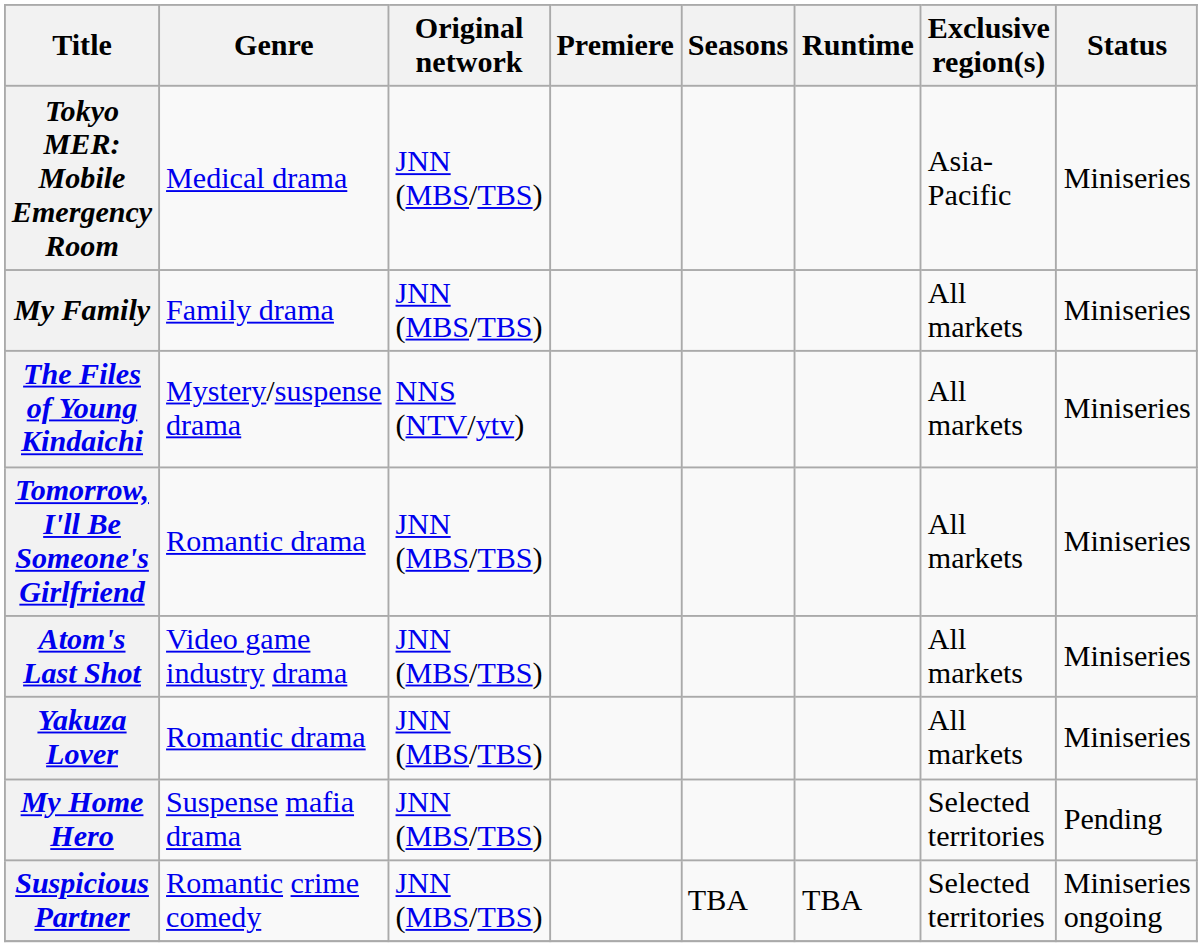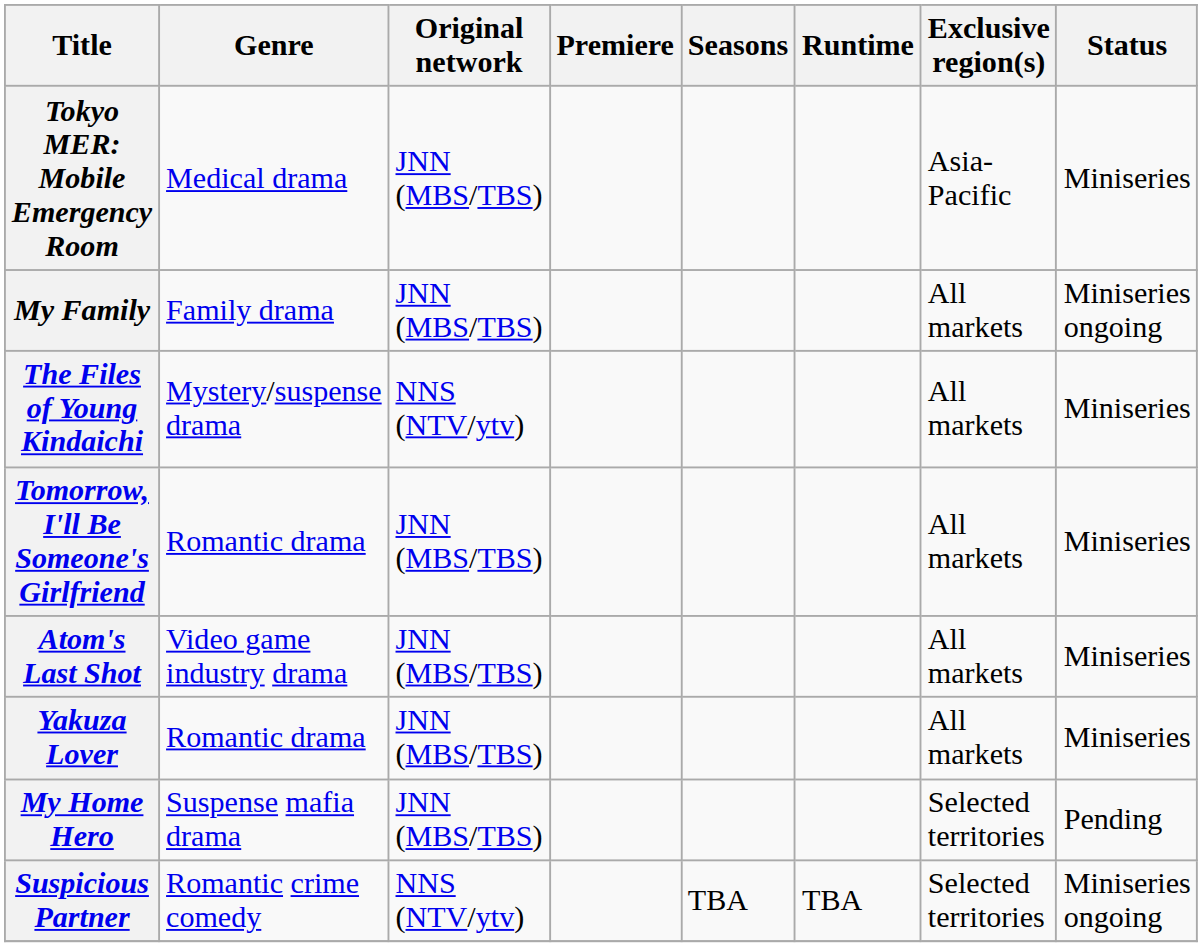(1127, 309) Miniseries -> (1127, 309) Miniseries ongoing
(469, 900) JNN (MBS/TBS) -> (460, 900) NNS (NTV/ytv)
